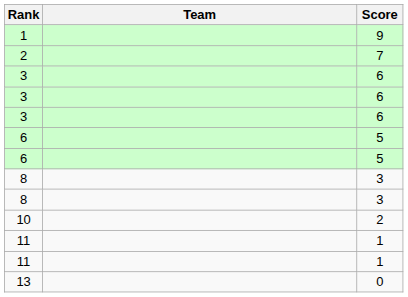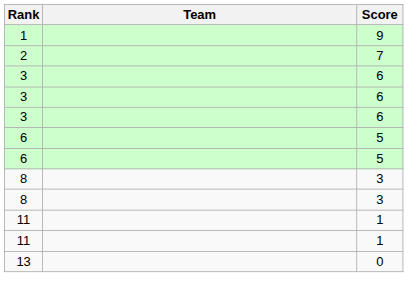- row: (24, 220)
